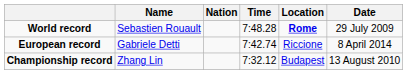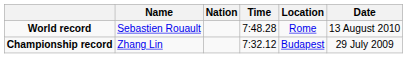(303, 28) bold -> (303, 28) normal
(365, 28) 29 July 2009 -> (365, 28) 13 August 2010
- row: (60, 45)
(365, 61) 13 August 2010 -> (365, 45) 29 July 2009
